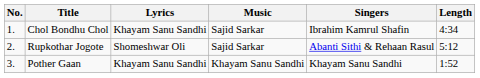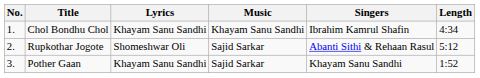(238, 30) Sajid Sarkar -> (258, 30) Khayam Sanu Sandhi
(258, 64) Khayam Sanu Sandhi -> (238, 64) Sajid Sarkar
